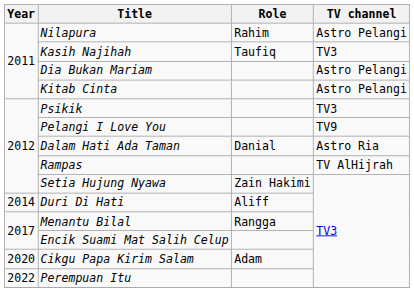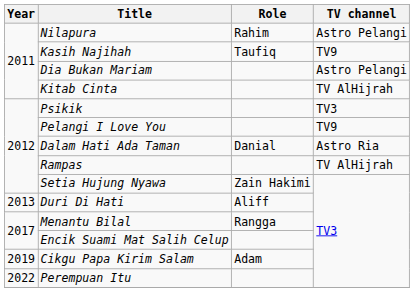(327, 52) TV3 -> (327, 52) TV9
(362, 89) Astro Pelangi -> (355, 89) TV AlHijrah
(21, 202) 2014 -> (21, 202) 2013
(21, 259) 2020 -> (21, 259) 2019
